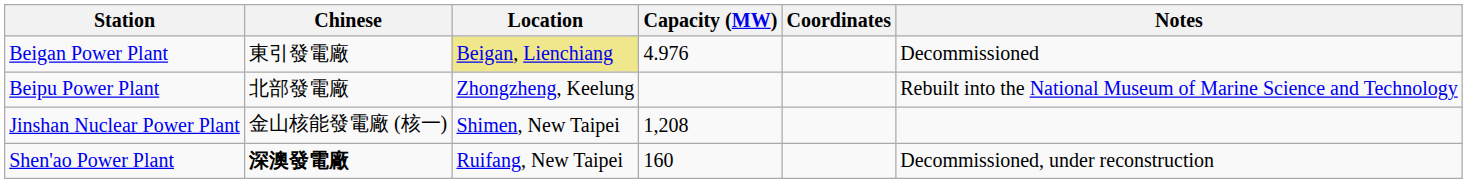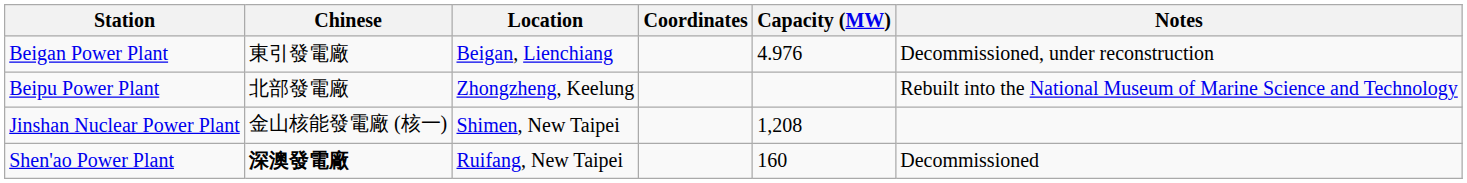columns swapped: (839, 20) <-> (710, 20)
(535, 53) khaki background -> (535, 53) no background
(970, 53) Decommissioned -> (1057, 53) Decommissioned, under reconstruction
(1057, 160) Decommissioned, under reconstruction -> (970, 160) Decommissioned
